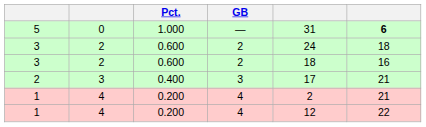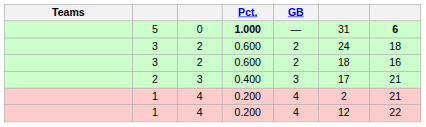+ column: (68, 12)
(171, 29) normal -> (248, 29) bold
